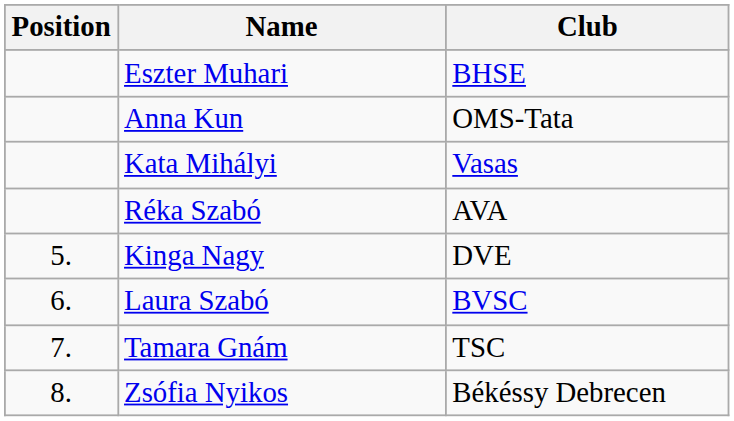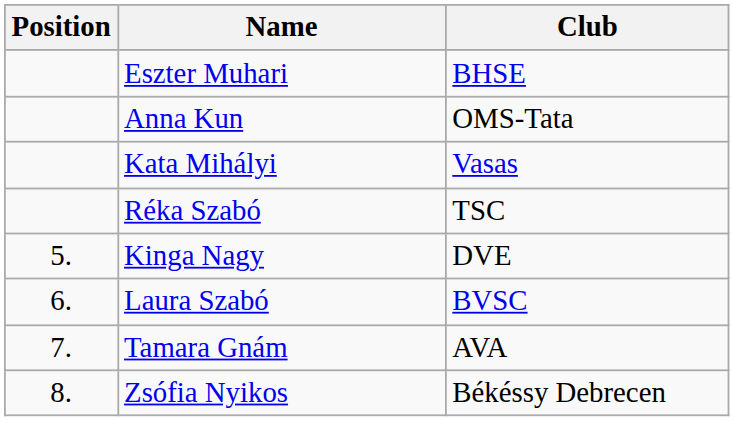(480, 210) AVA -> (479, 210) TSC
(479, 347) TSC -> (480, 347) AVA
